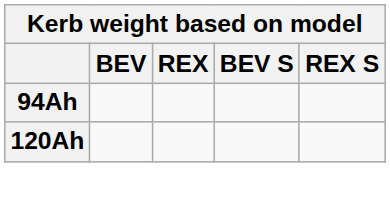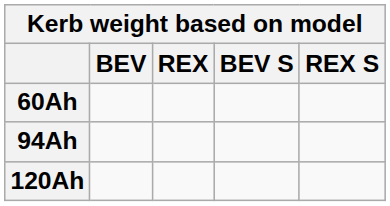+ row: (47, 102)
